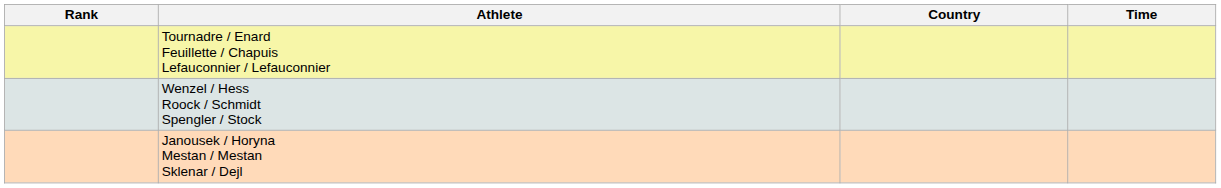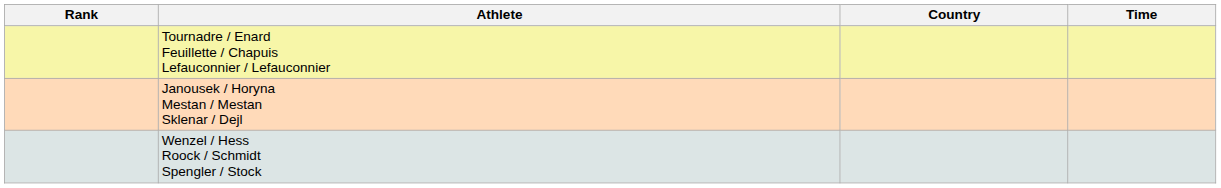rows swapped: (212, 104) <-> (218, 156)
